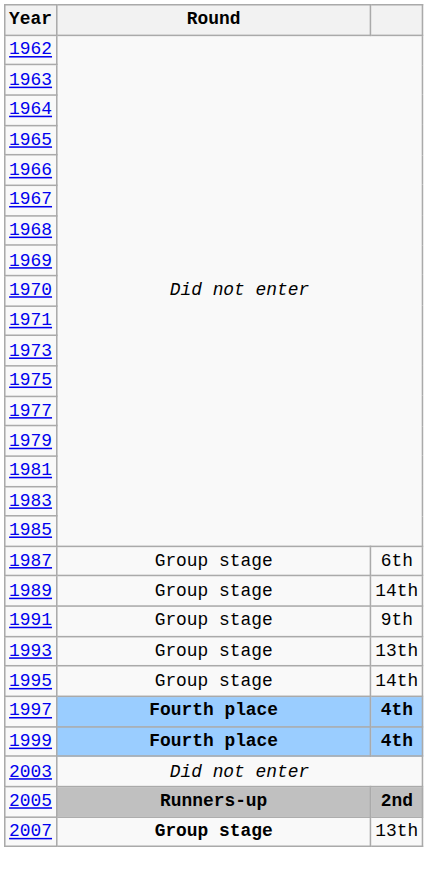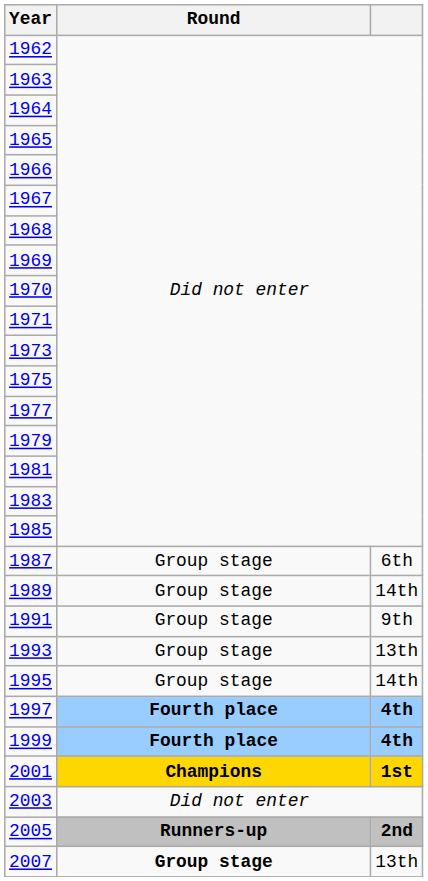+ row: (31, 771)
